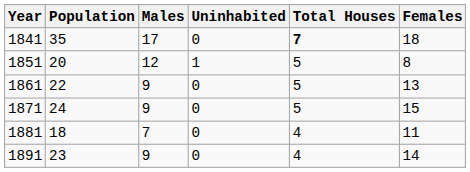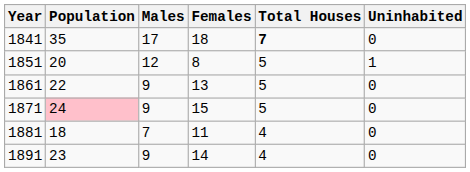columns swapped: (432, 16) <-> (239, 16)
(58, 109) no background -> (58, 109) pink background
